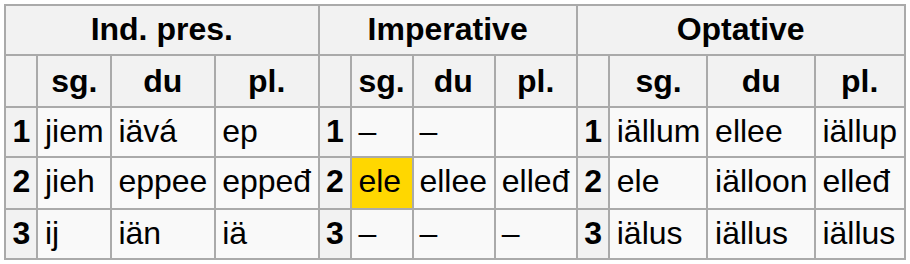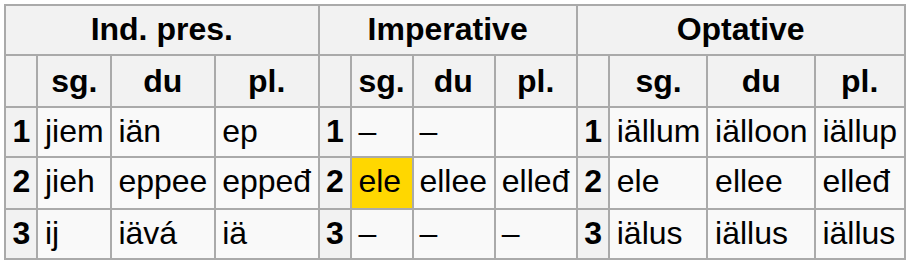(148, 131) iävá -> (140, 131) iän
(749, 131) ellee -> (761, 131) iälloon
(761, 182) iälloon -> (749, 182) ellee
(140, 232) iän -> (148, 232) iävá
